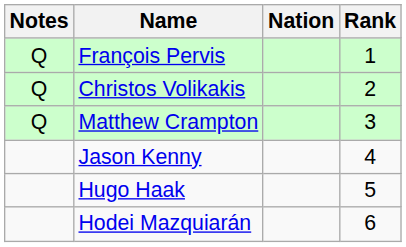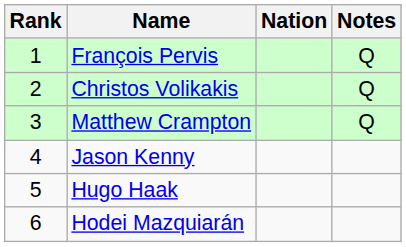columns swapped: (370, 21) <-> (39, 21)
